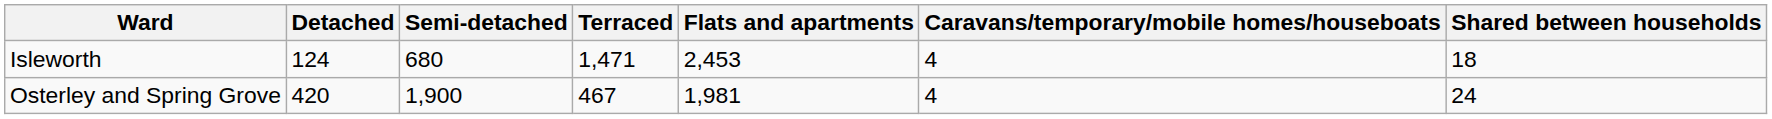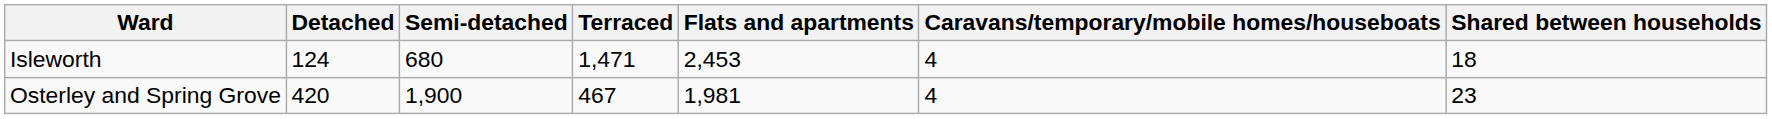(1464, 95) 24 -> (1464, 95) 23
